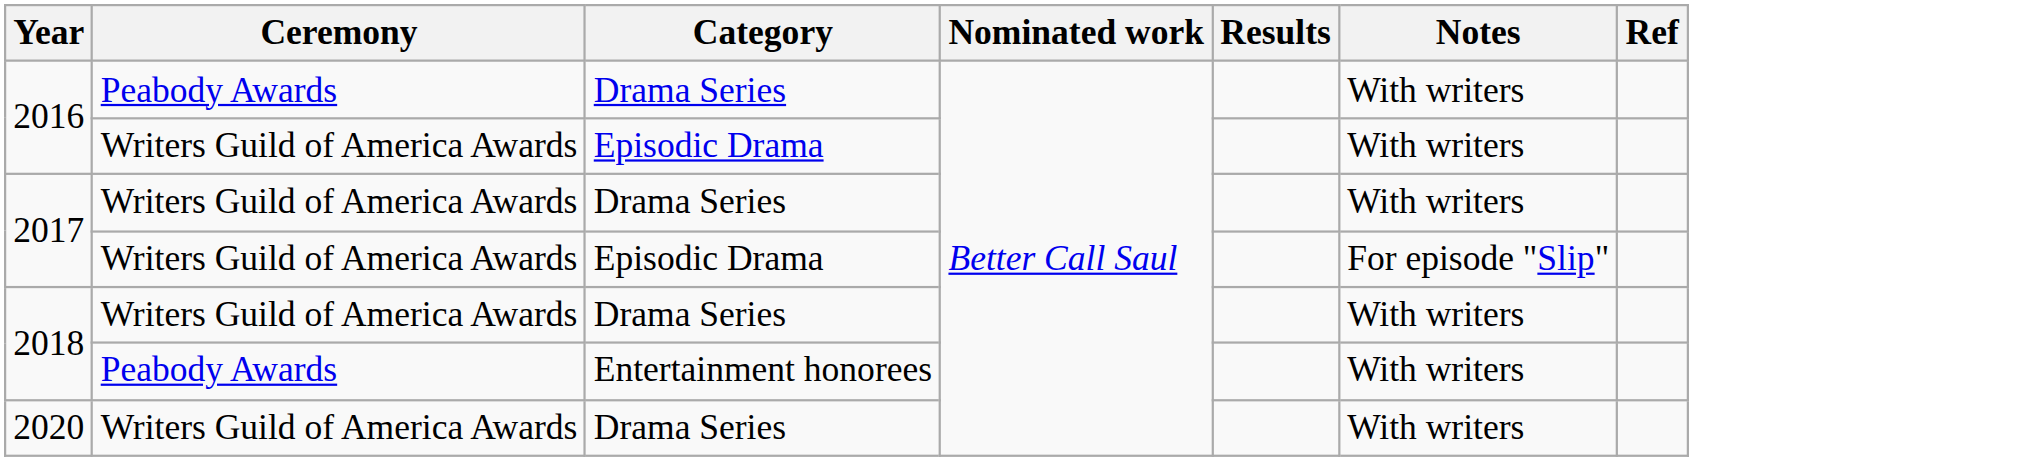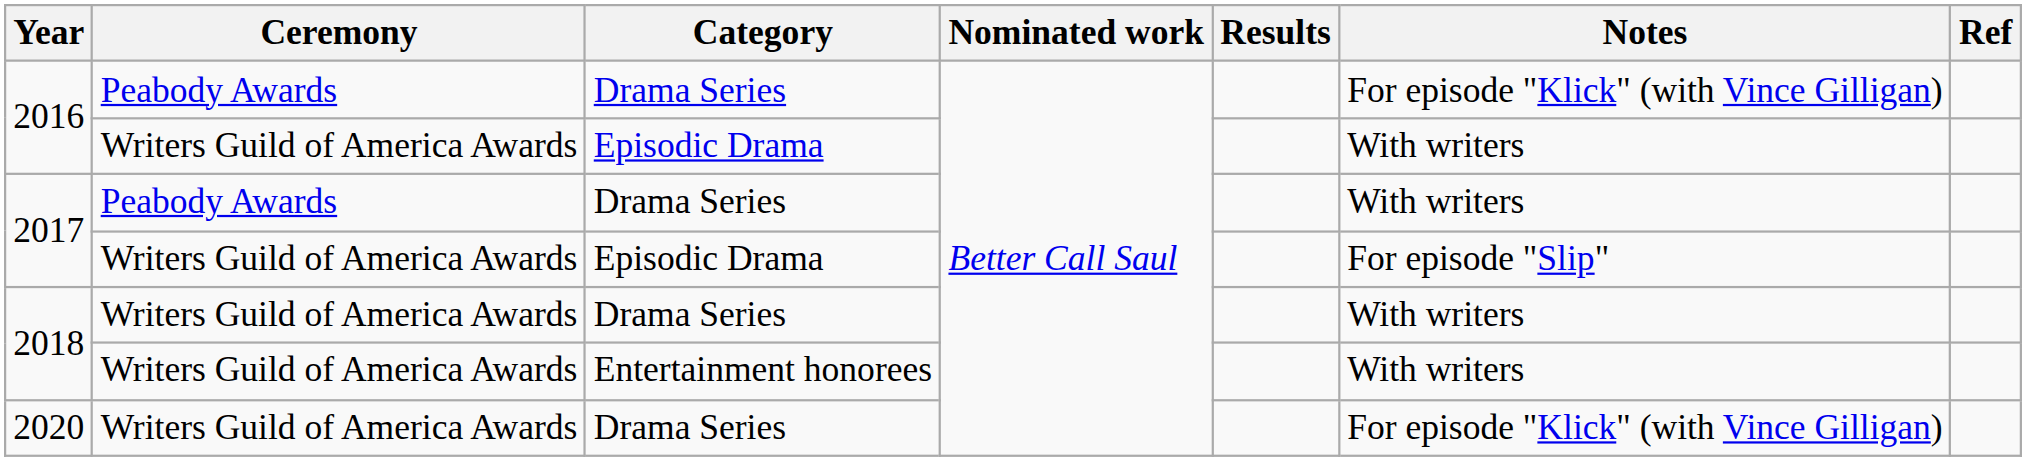(1436, 88) With writers -> (1645, 88) For episode "Klick" (with Vince Gilligan)
(339, 201) Writers Guild of America Awards -> (219, 201) Peabody Awards
(219, 370) Peabody Awards -> (339, 370) Writers Guild of America Awards
(1436, 426) With writers -> (1645, 426) For episode "Klick" (with Vince Gilligan)
